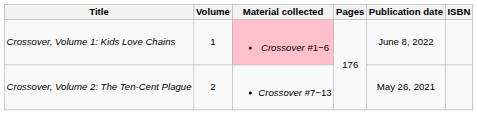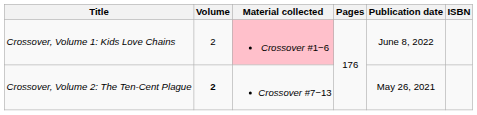(213, 42) 1 -> (213, 42) 2
(213, 87) normal -> (213, 87) bold
